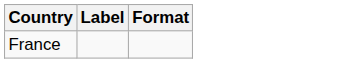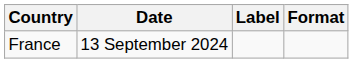+ column: (154, 17)
